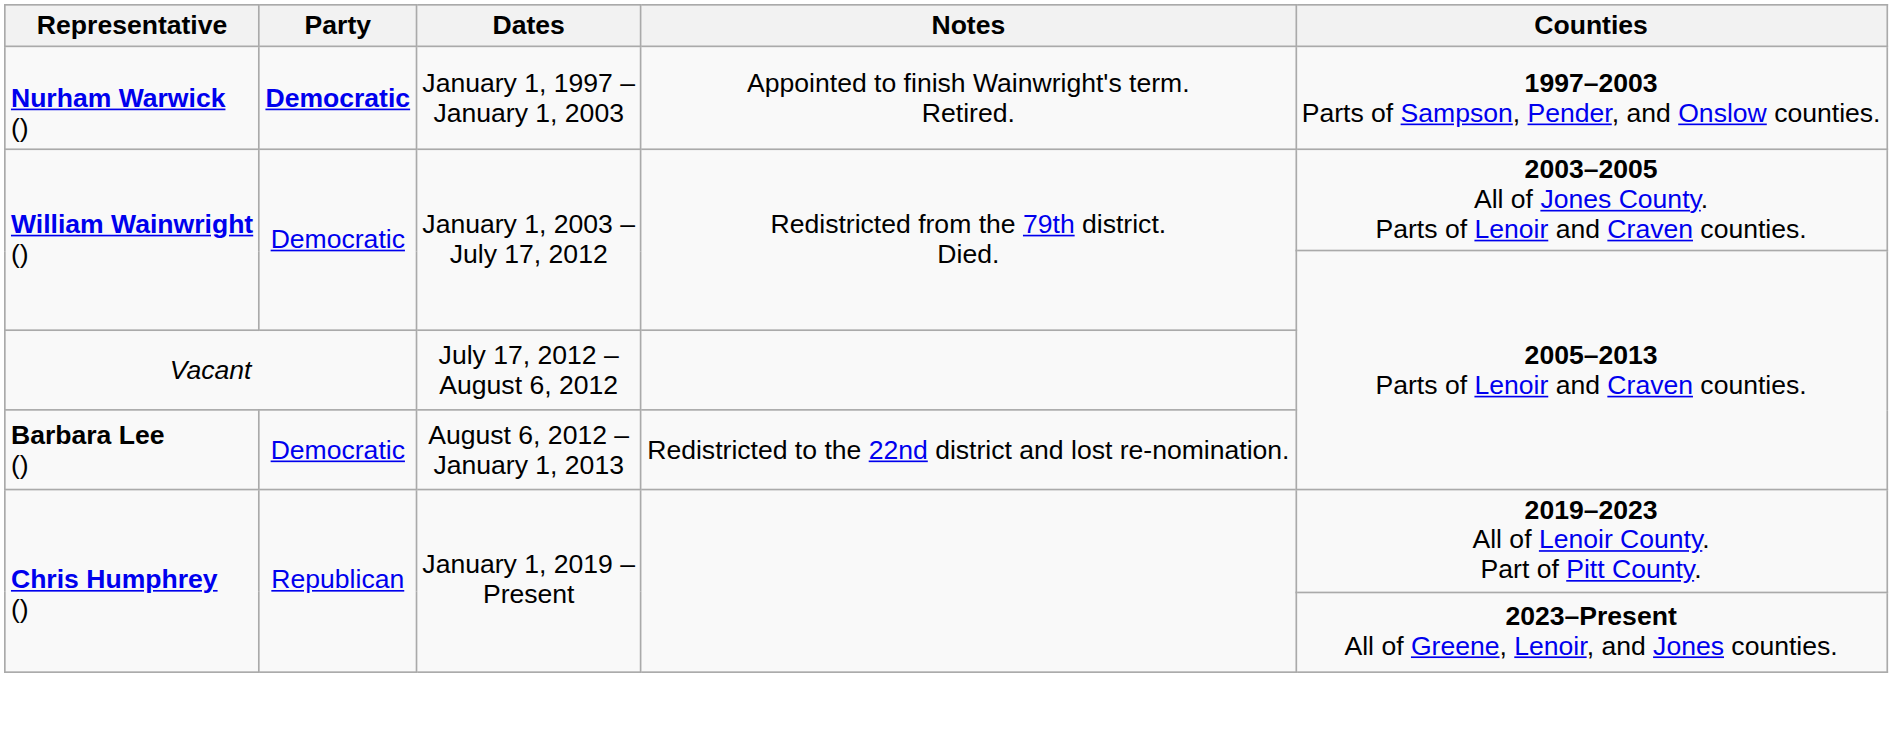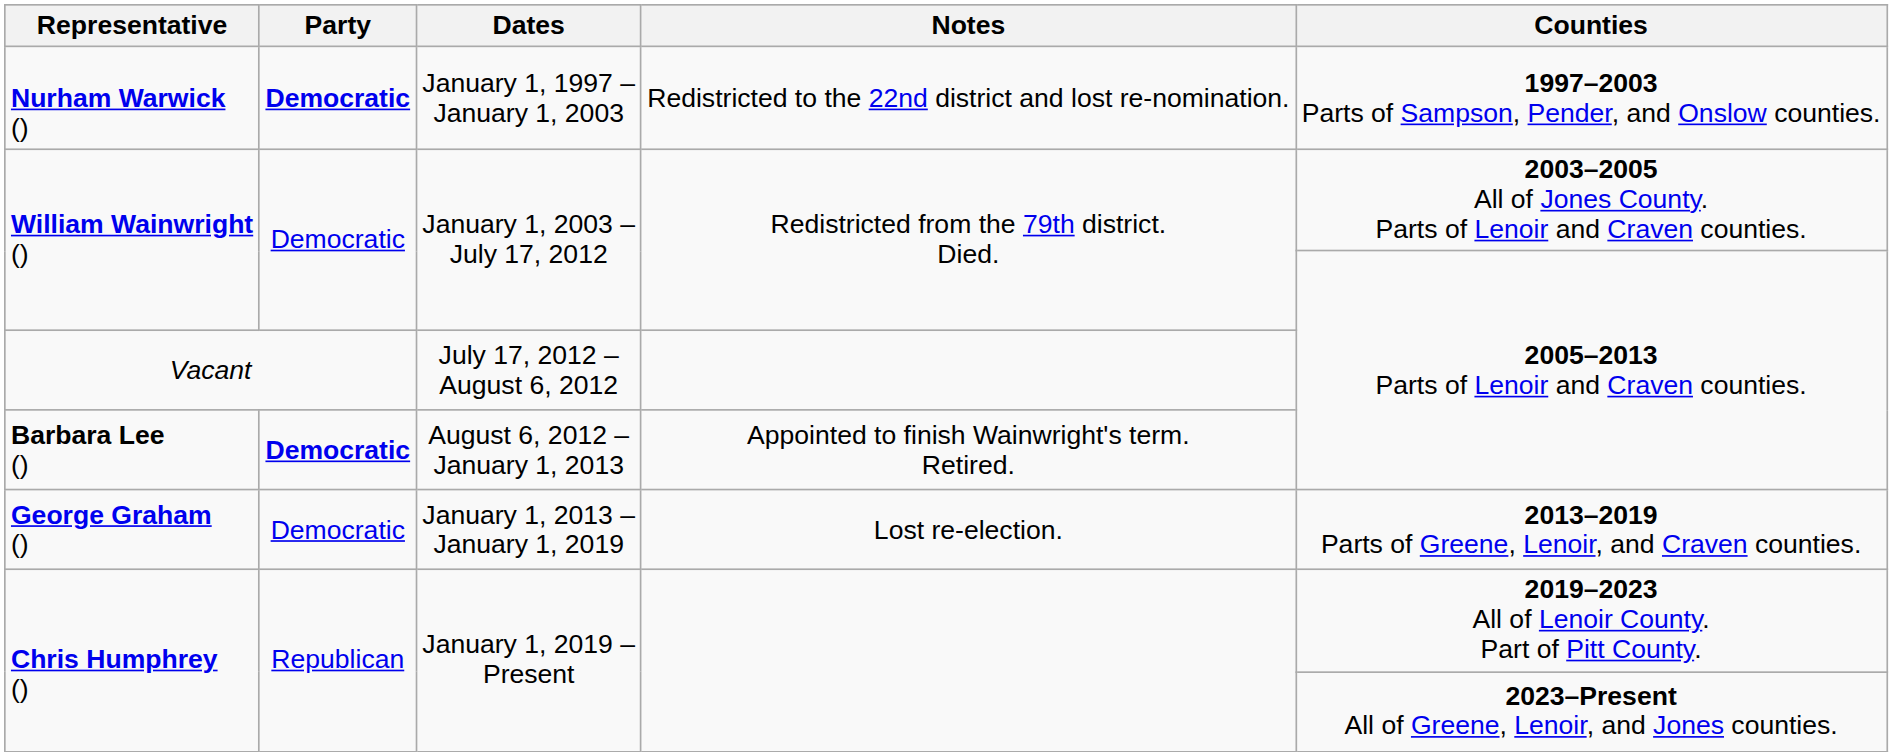(968, 97) Appointed to finish Wainwright's term. Retired. -> (968, 97) Redistricted to the 22nd district and lost re-nomination.
(338, 449) normal -> (338, 449) bold
(968, 449) Redistricted to the 22nd district and lost re-nomination. -> (968, 449) Appointed to finish Wainwright's term. Retired.
+ row: (111, 529)
